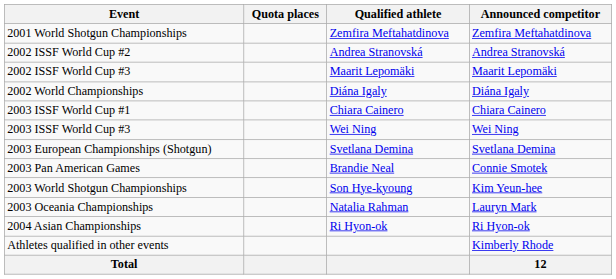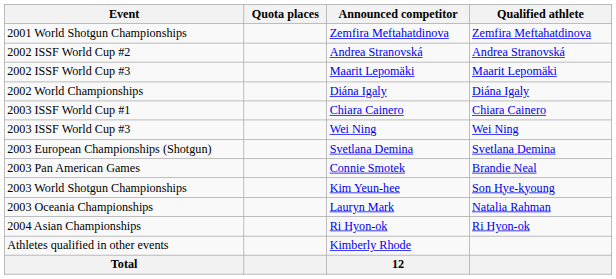columns swapped: (398, 14) <-> (540, 14)
